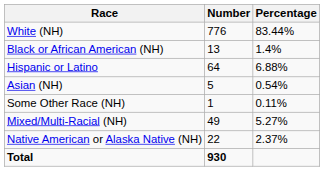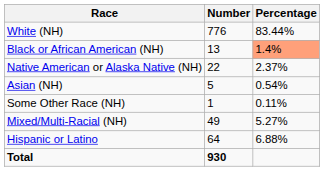(268, 49) no background -> (268, 49) lightsalmon background
rows swapped: (105, 139) <-> (52, 67)
